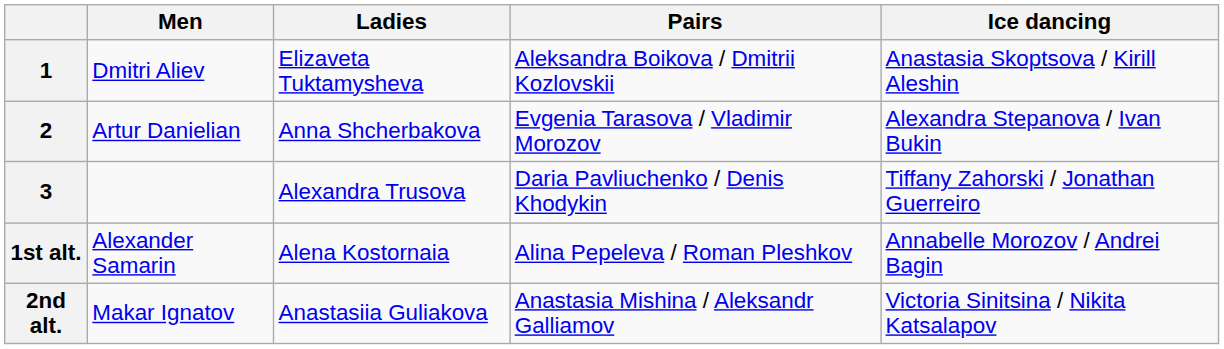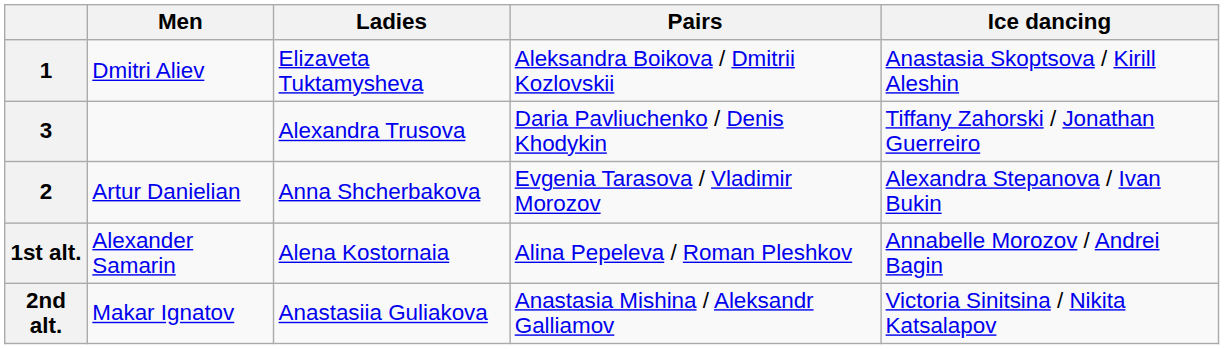rows swapped: (46, 131) <-> (46, 191)
